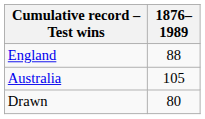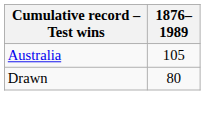- row: (32, 55)
